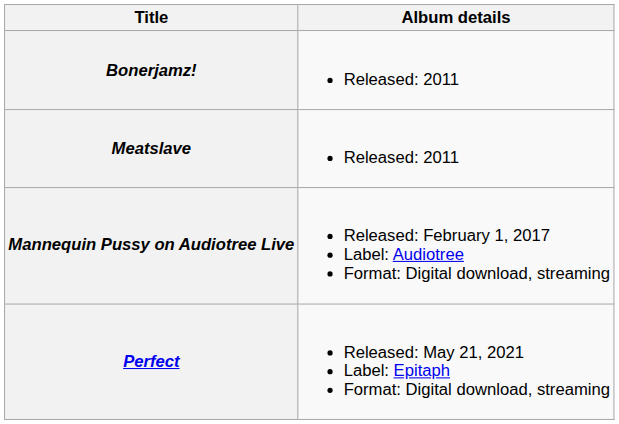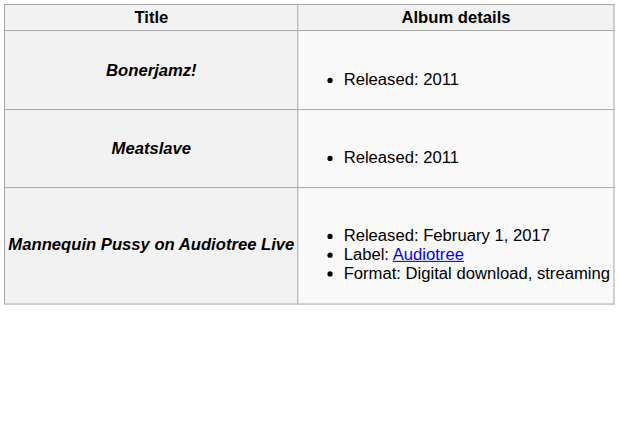- row: (151, 361)
